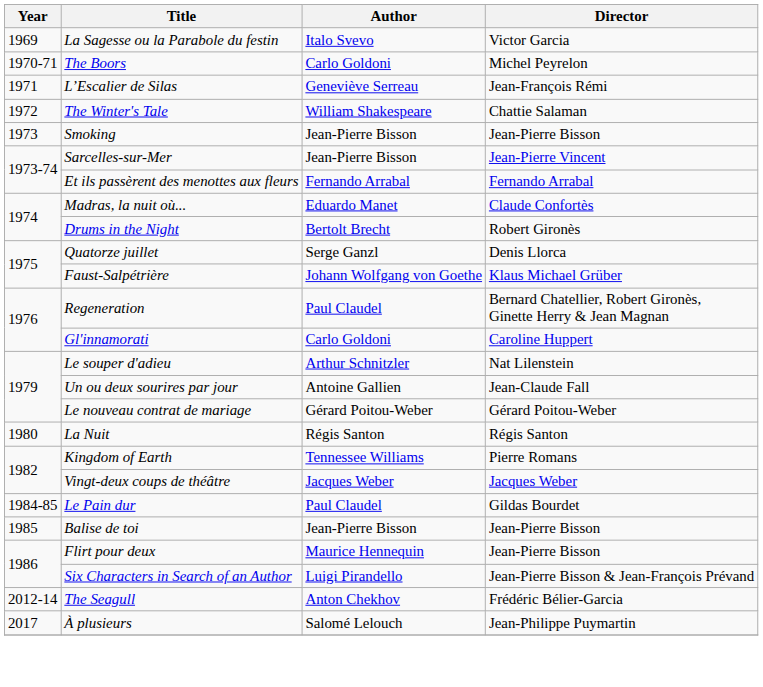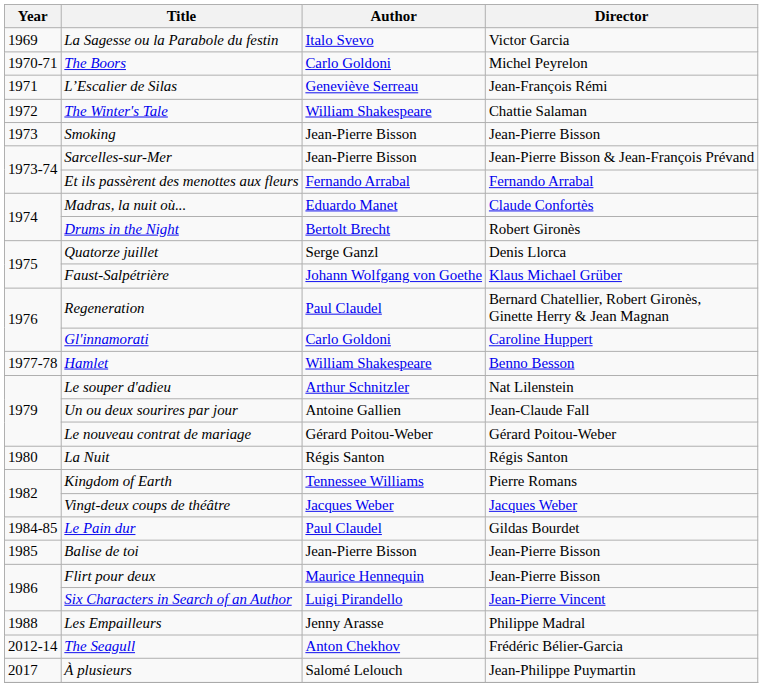(547, 157) Jean-Pierre Vincent -> (622, 157) Jean-Pierre Bisson & Jean-François Prévand
+ row: (86, 363)
(622, 575) Jean-Pierre Bisson & Jean-François Prévand -> (547, 599) Jean-Pierre Vincent
+ row: (113, 623)
